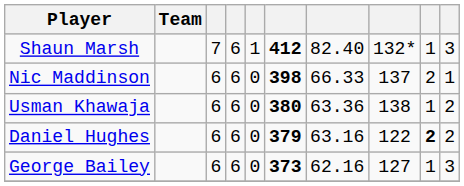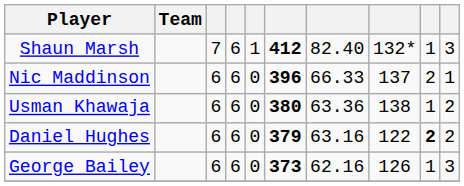(285, 78) 398 -> (285, 78) 396
(395, 167) 127 -> (395, 167) 126
